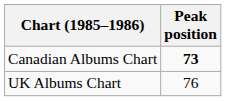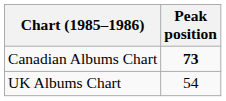(191, 83) 76 -> (191, 83) 54
